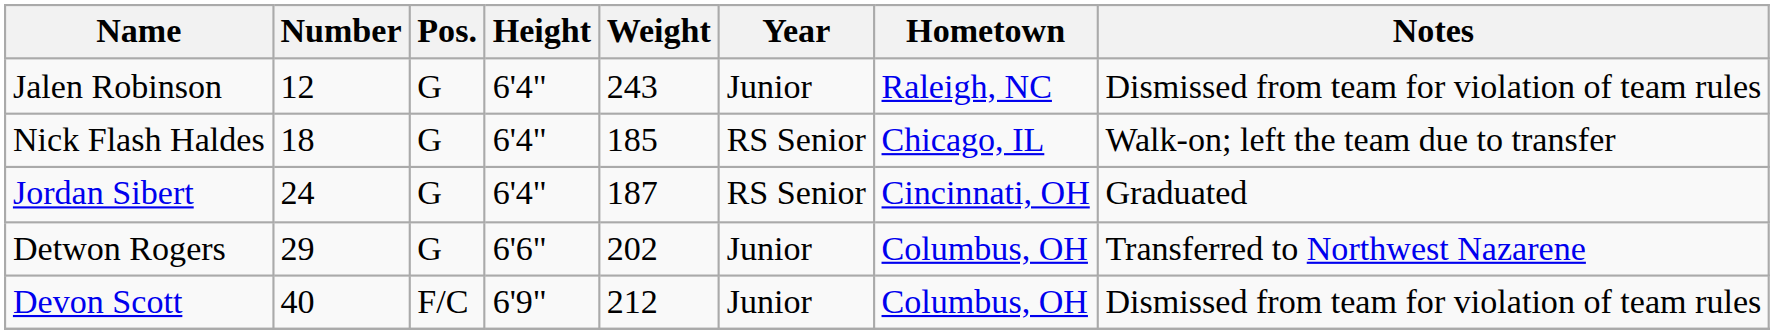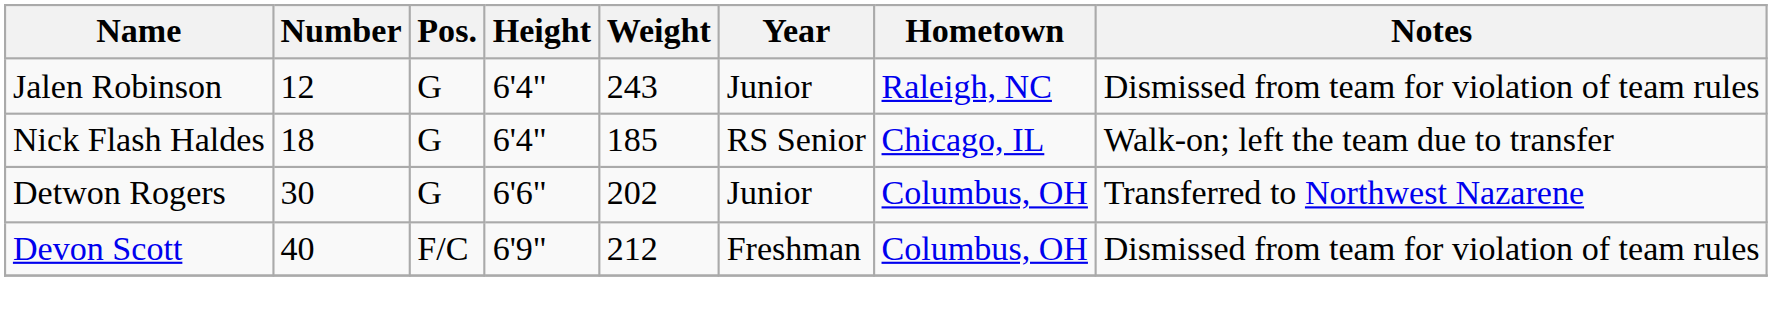- row: (103, 193)
(297, 247) 29 -> (297, 193) 30
(769, 301) Junior -> (794, 247) Freshman
